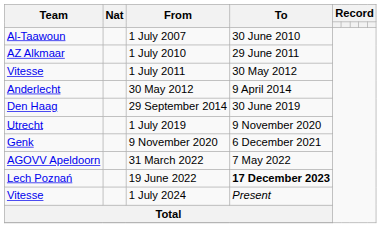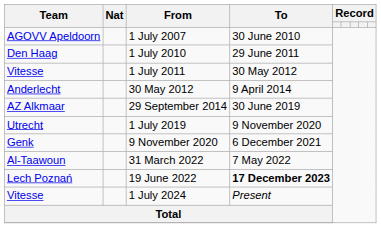(36, 36) Al-Taawoun -> (54, 36) AGOVV Apeldoorn
(36, 54) AZ Alkmaar -> (32, 54) Den Haag
(32, 107) Den Haag -> (36, 107) AZ Alkmaar
(54, 160) AGOVV Apeldoorn -> (36, 160) Al-Taawoun
